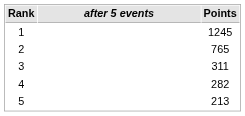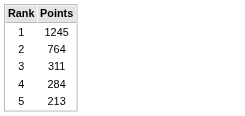- column: (119, 14)
(220, 49) 765 -> (57, 49) 764
(220, 84) 282 -> (57, 84) 284
